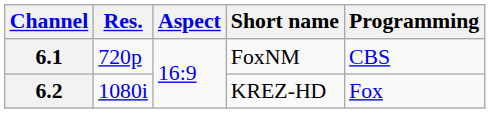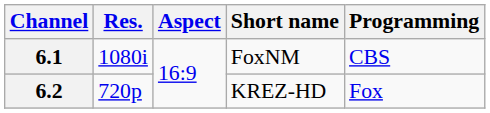(120, 56) 720p -> (123, 56) 1080i
(123, 90) 1080i -> (120, 90) 720p
